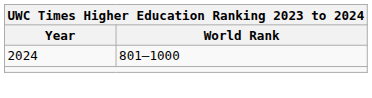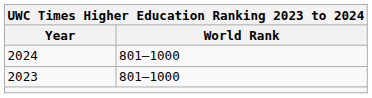+ row: (23, 76)
